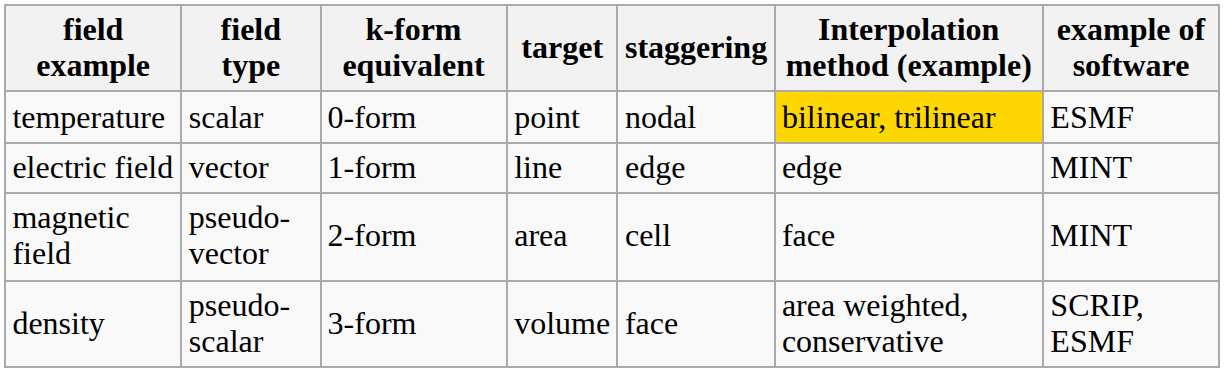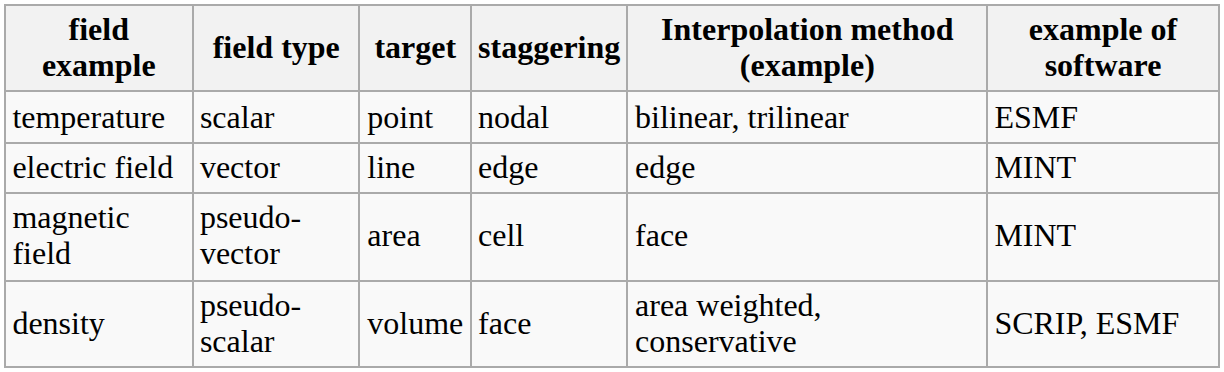- column: (414, 47)
(889, 116) gold background -> (742, 116) no background
